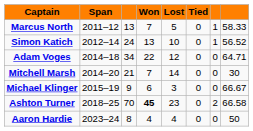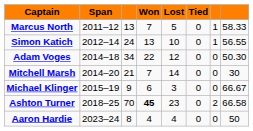(234, 42) 56.52 -> (234, 42) 56.55
(234, 57) 64.71 -> (234, 57) 50.30
